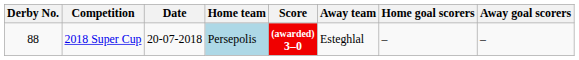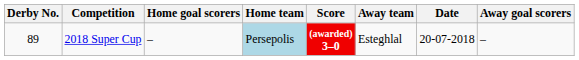columns swapped: (175, 13) <-> (428, 13)
(33, 39) 88 -> (33, 39) 89
